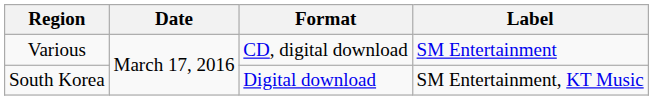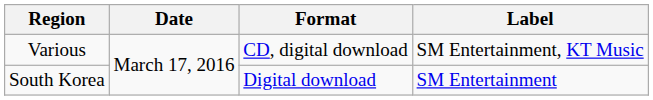(487, 49) SM Entertainment -> (530, 49) SM Entertainment, KT Music
(530, 79) SM Entertainment, KT Music -> (487, 79) SM Entertainment
